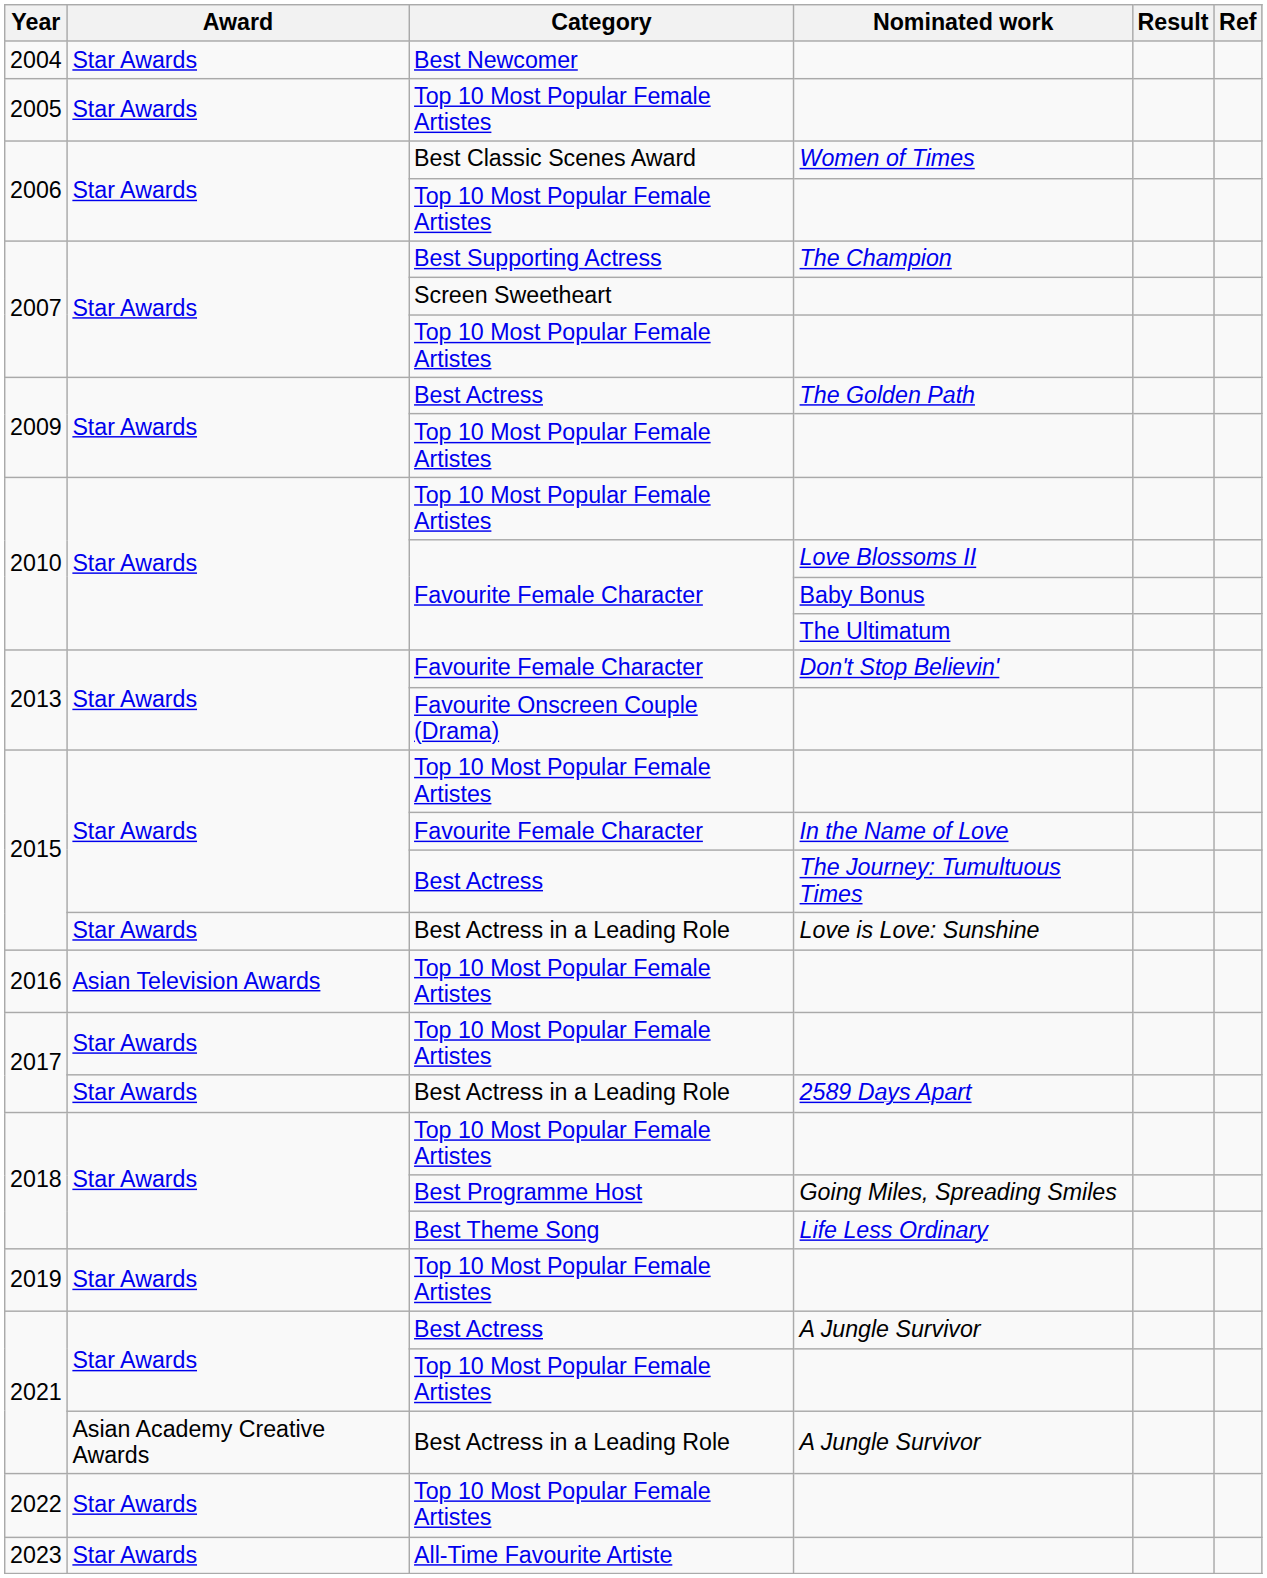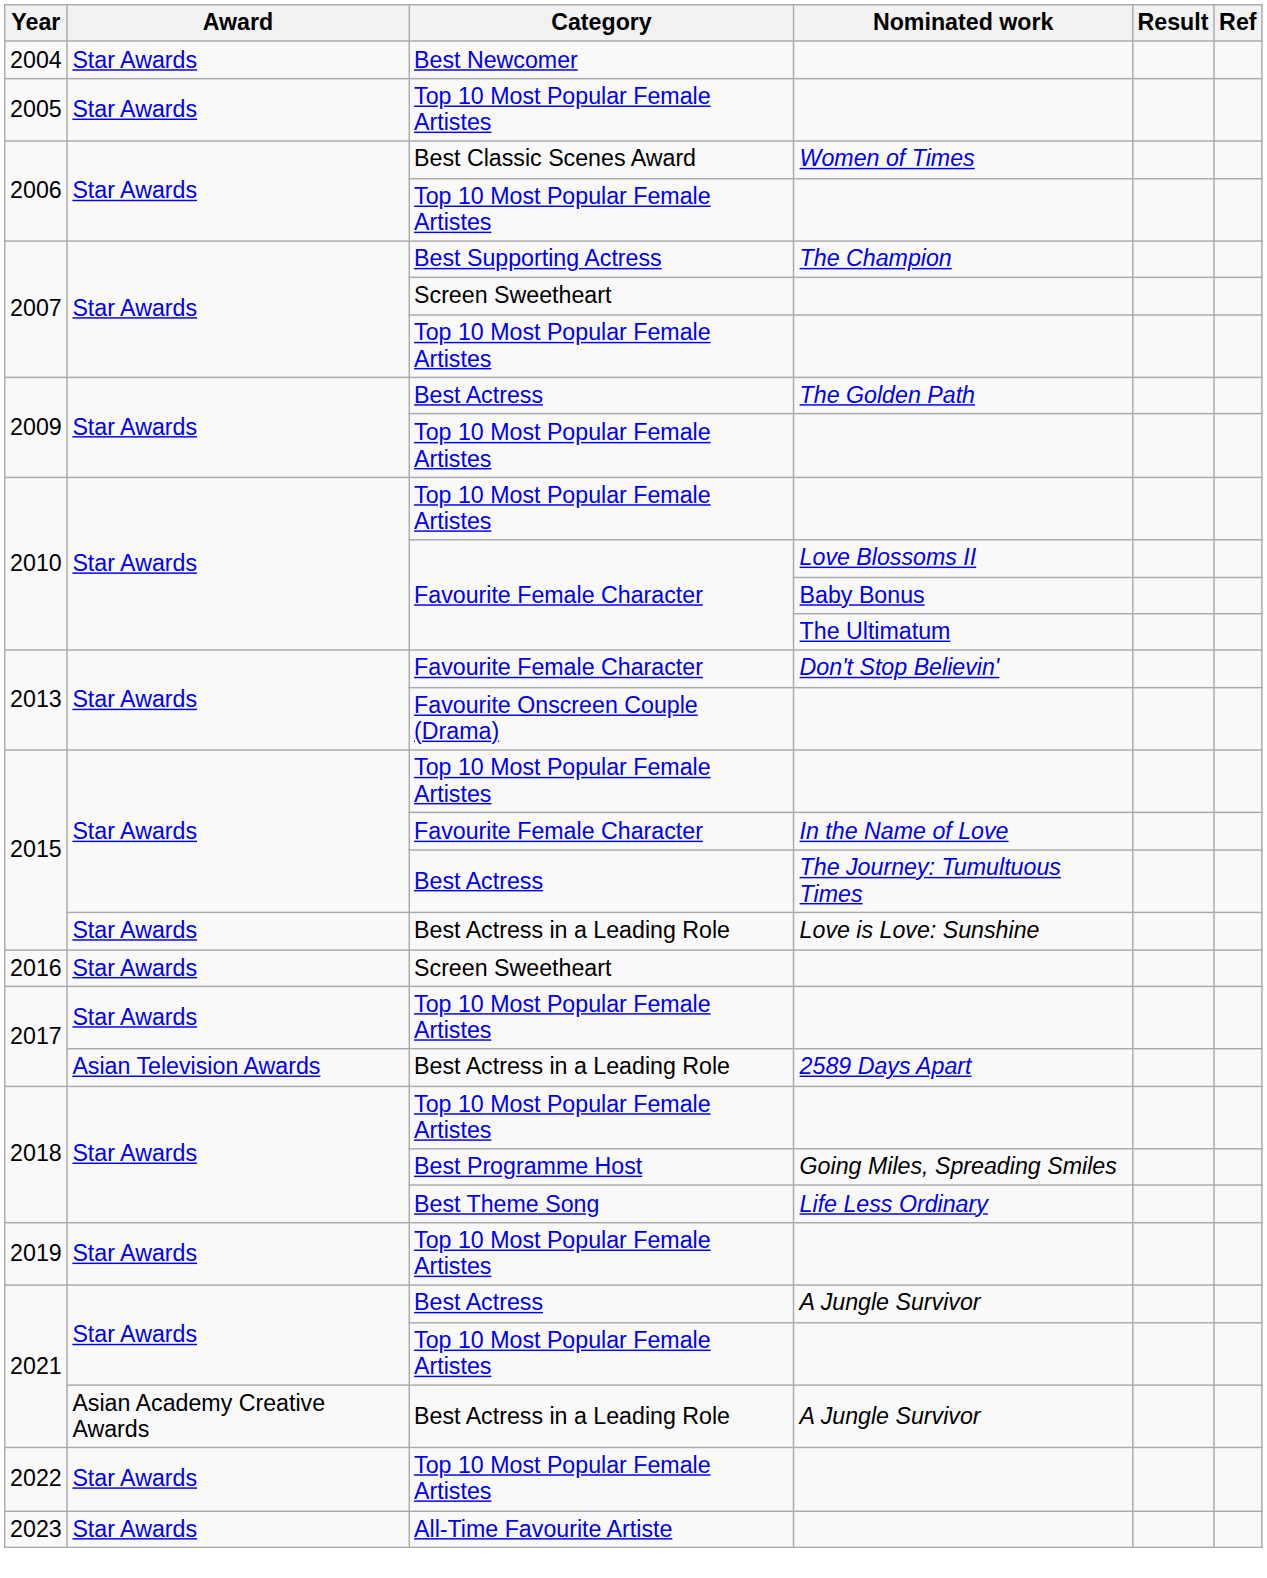(196, 980) Asian Television Awards -> (135, 967) Star Awards
(562, 980) Top 10 Most Popular Female Artistes -> (513, 967) Screen Sweetheart
(135, 1093) Star Awards -> (196, 1067) Asian Television Awards
